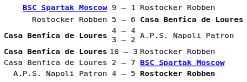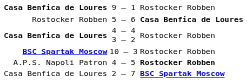(65, 8) BSC Spartak Moscow -> (55, 8) Casa Benfica de Loures
(187, 35) A.P.S. Napoli Patron -> (178, 35) Rostocker Robben
(55, 51) Casa Benfica de Loures -> (65, 51) BSC Spartak Moscow
rows swapped: (124, 74) <-> (124, 62)
